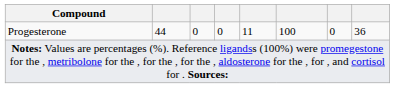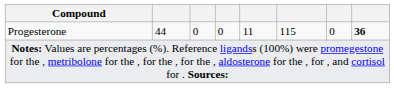(287, 31) 100 -> (288, 31) 115
(360, 31) normal -> (360, 31) bold
